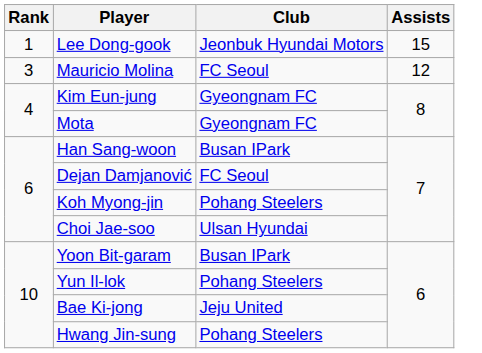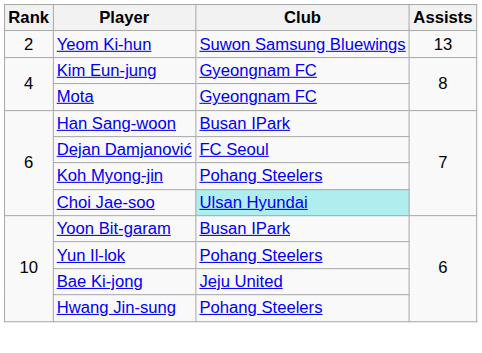- row: (114, 44)
+ row: (104, 44)
- row: (115, 70)
(254, 228) no background -> (254, 202) paleturquoise background
